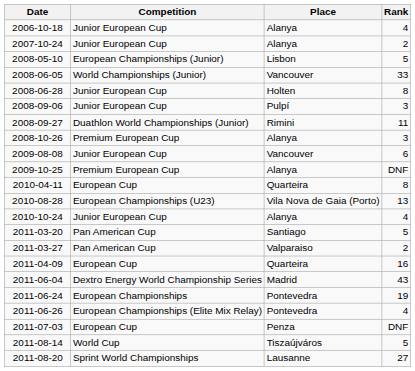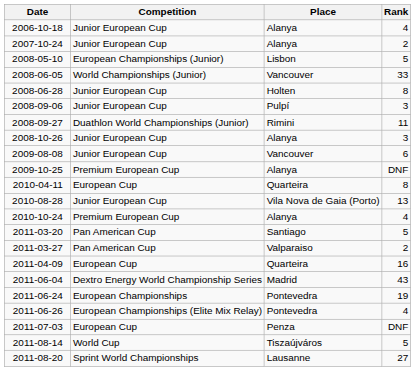(126, 138) Premium European Cup -> (120, 138) Junior European Cup
(144, 201) European Championships (U23) -> (120, 201) Junior European Cup
(120, 216) Junior European Cup -> (126, 216) Premium European Cup
